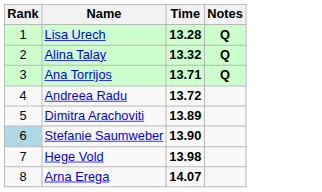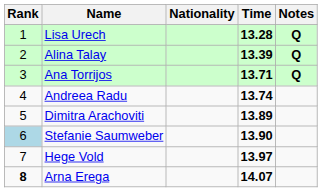+ column: (202, 14)
(185, 55) 13.32 -> (257, 55) 13.39
(185, 95) 13.72 -> (257, 95) 13.74
(185, 156) 13.98 -> (257, 156) 13.97
(23, 177) normal -> (23, 177) bold
